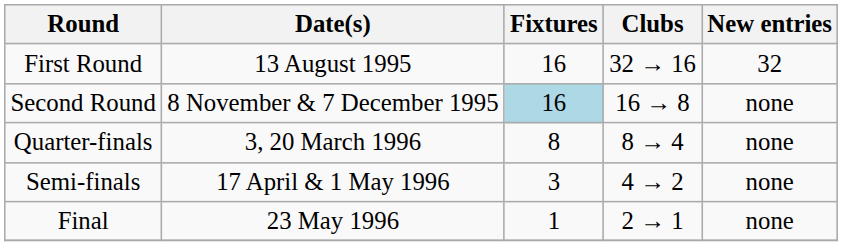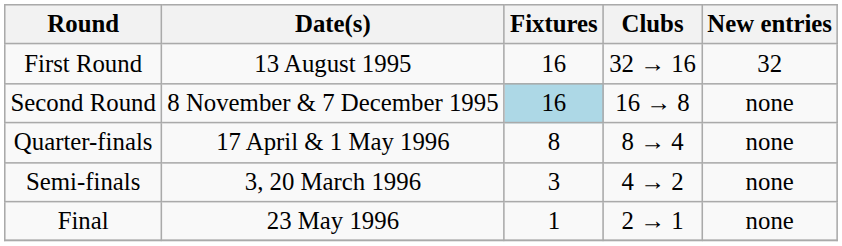(333, 142) 3, 20 March 1996 -> (333, 142) 17 April & 1 May 1996
(333, 181) 17 April & 1 May 1996 -> (333, 181) 3, 20 March 1996
